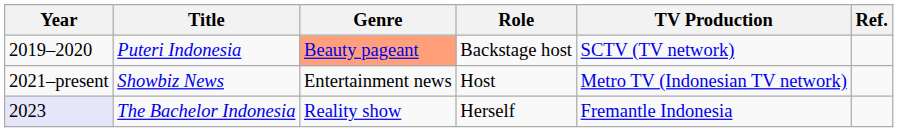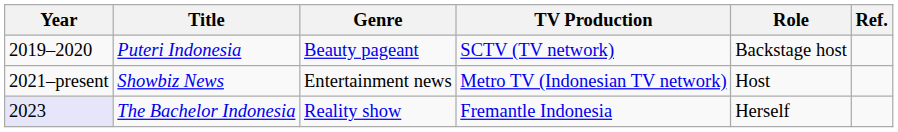columns swapped: (516, 19) <-> (714, 19)
(361, 50) lightsalmon background -> (361, 50) no background
